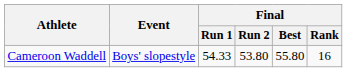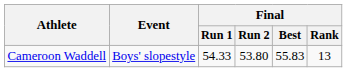(290, 56) 55.80 -> (290, 56) 55.83
(324, 56) 16 -> (324, 56) 13
